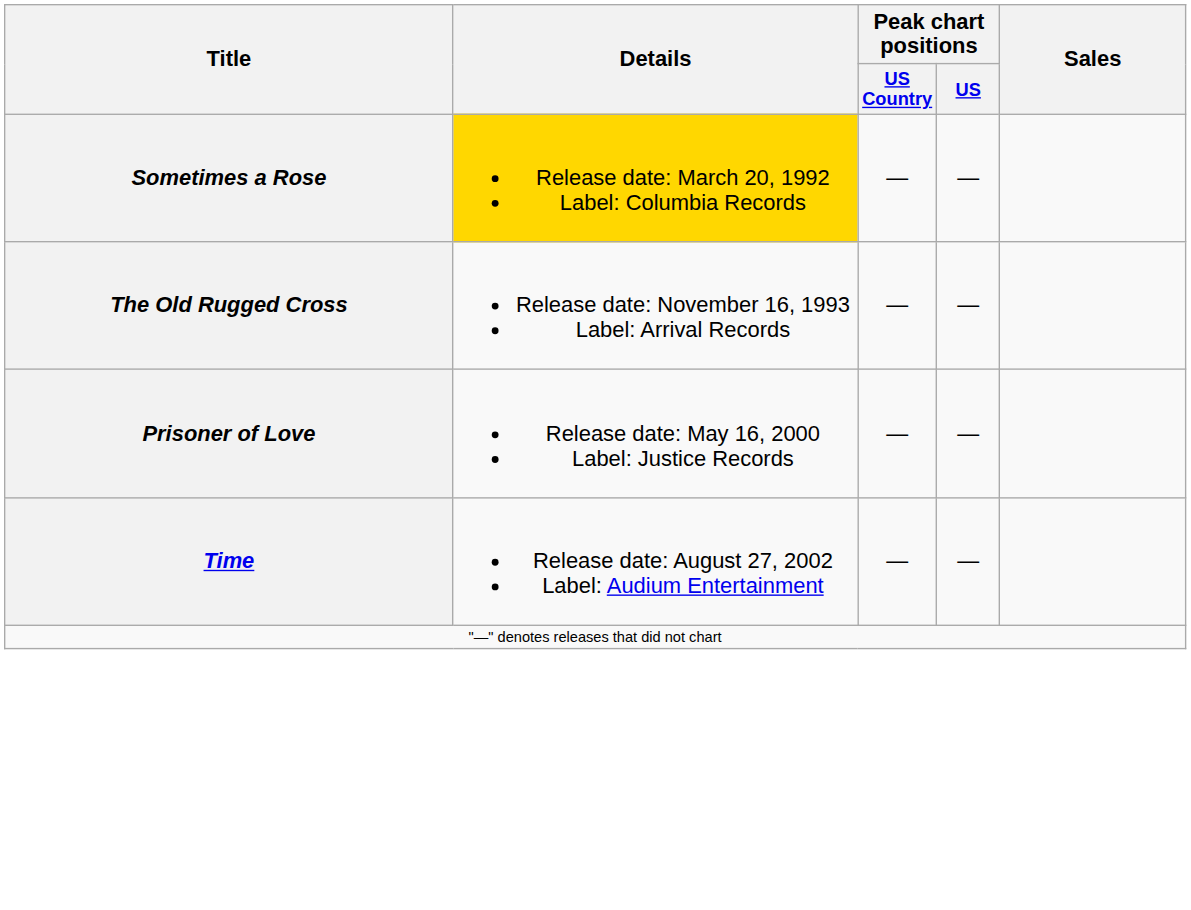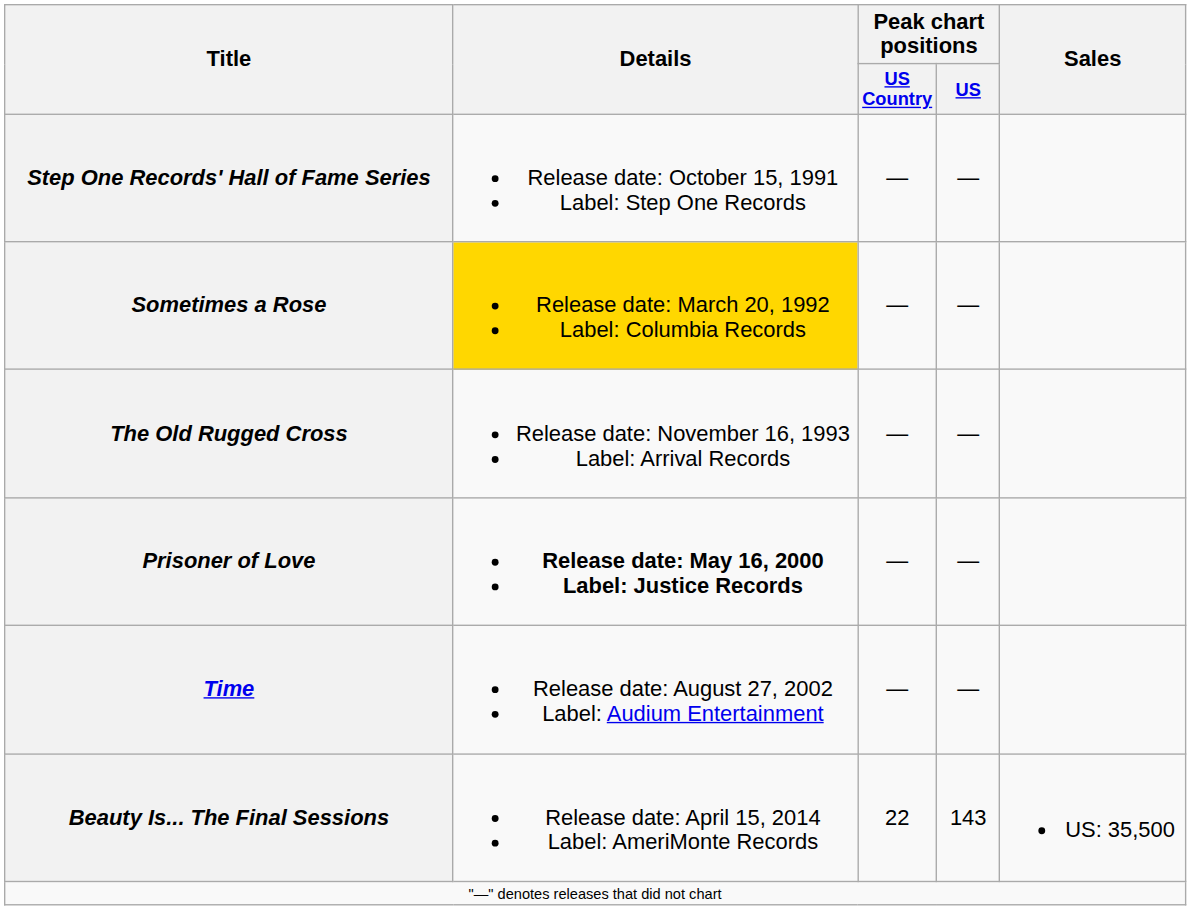+ row: (229, 177)
(656, 446) normal -> (656, 574) bold
+ row: (229, 817)
